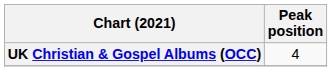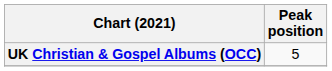(295, 54) 4 -> (295, 54) 5
